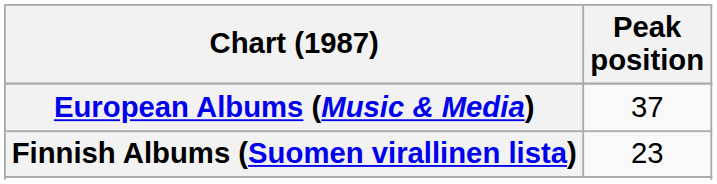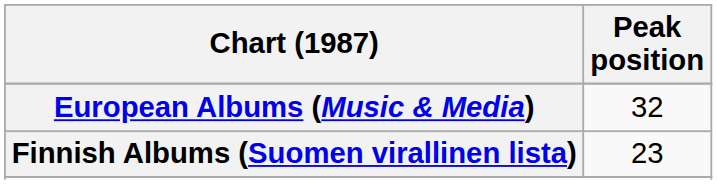(647, 107) 37 -> (647, 107) 32
